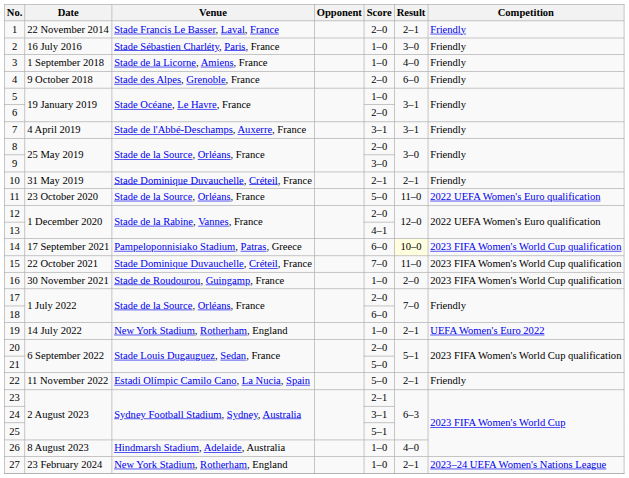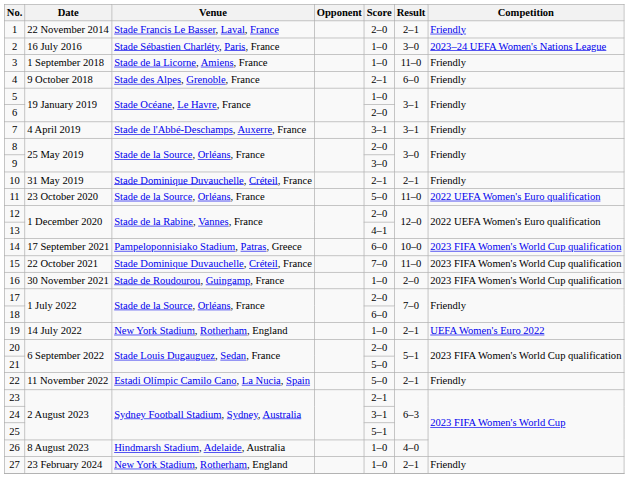(448, 46) Friendly -> (518, 46) 2023–24 UEFA Women's Nations League
(411, 63) 4–0 -> (411, 63) 11–0
(379, 79) 2–0 -> (379, 79) 2–1
(411, 247) lightyellow background -> (411, 247) no background
(518, 465) 2023–24 UEFA Women's Nations League -> (448, 465) Friendly
